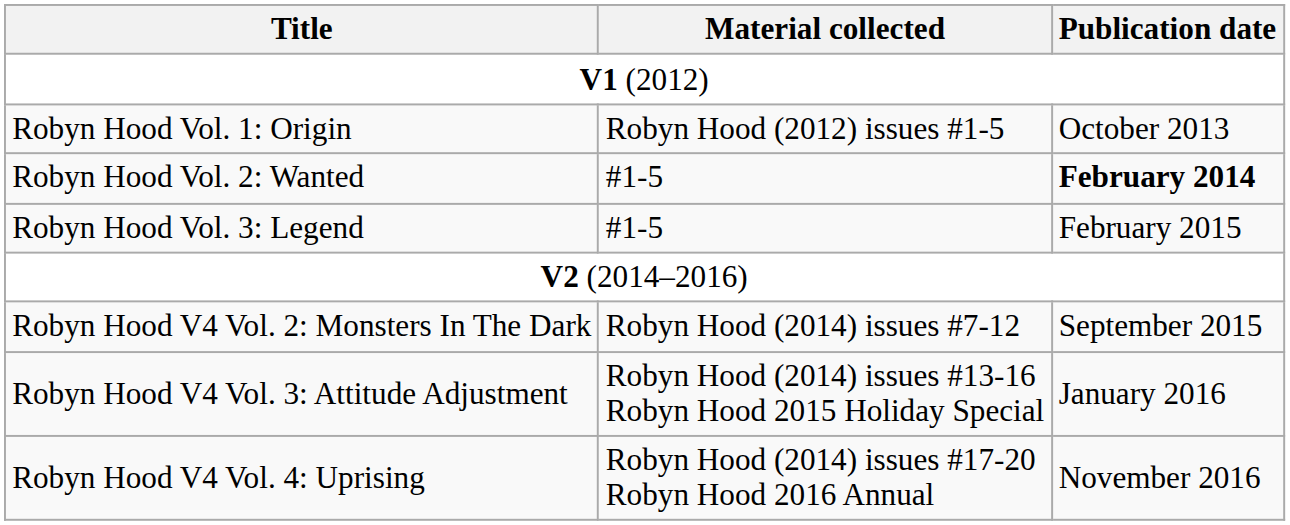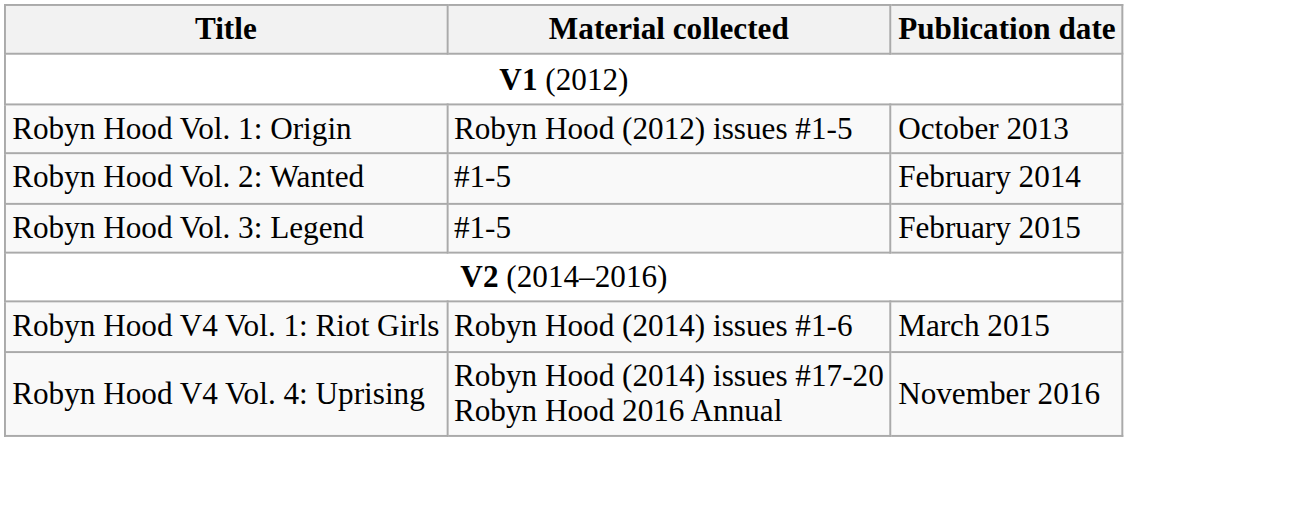(1157, 177) bold -> (990, 177) normal
+ row: (226, 326)
- row: (302, 326)
- row: (290, 393)
